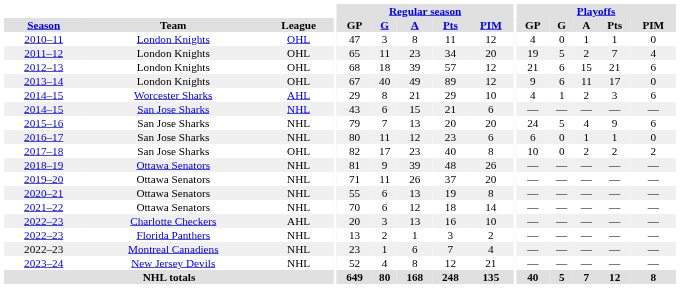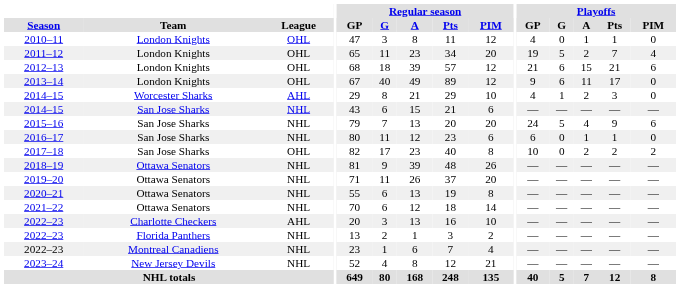(653, 95) 6 -> (653, 95) 0
